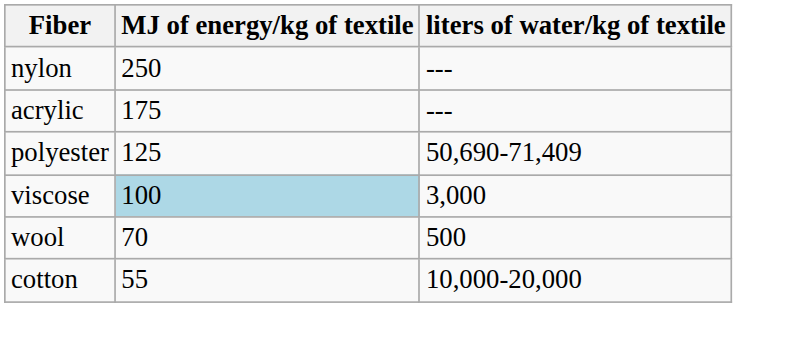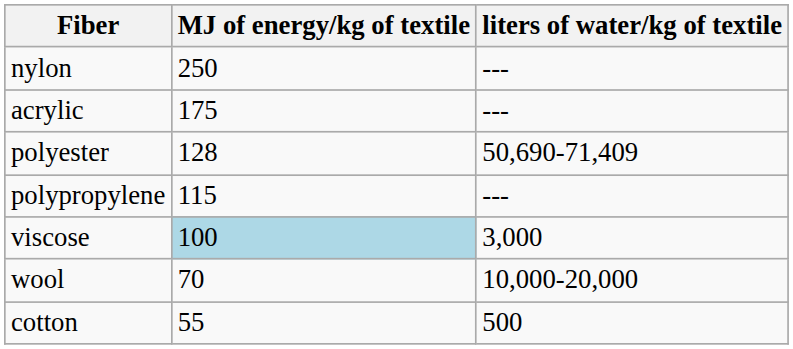(141, 152) 125 -> (198, 152) 128
+ row: (88, 195)
(446, 237) 500 -> (560, 279) 10,000-20,000
(504, 279) 10,000-20,000 -> (502, 322) 500
